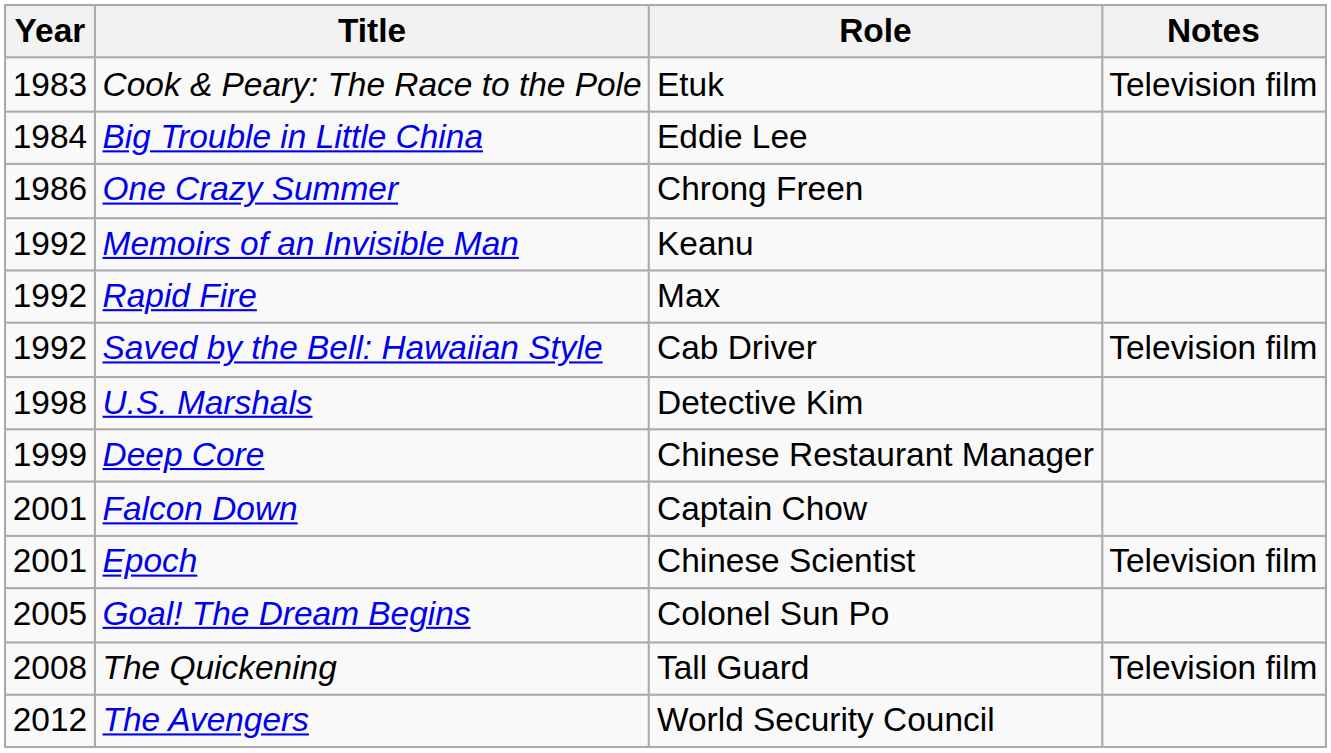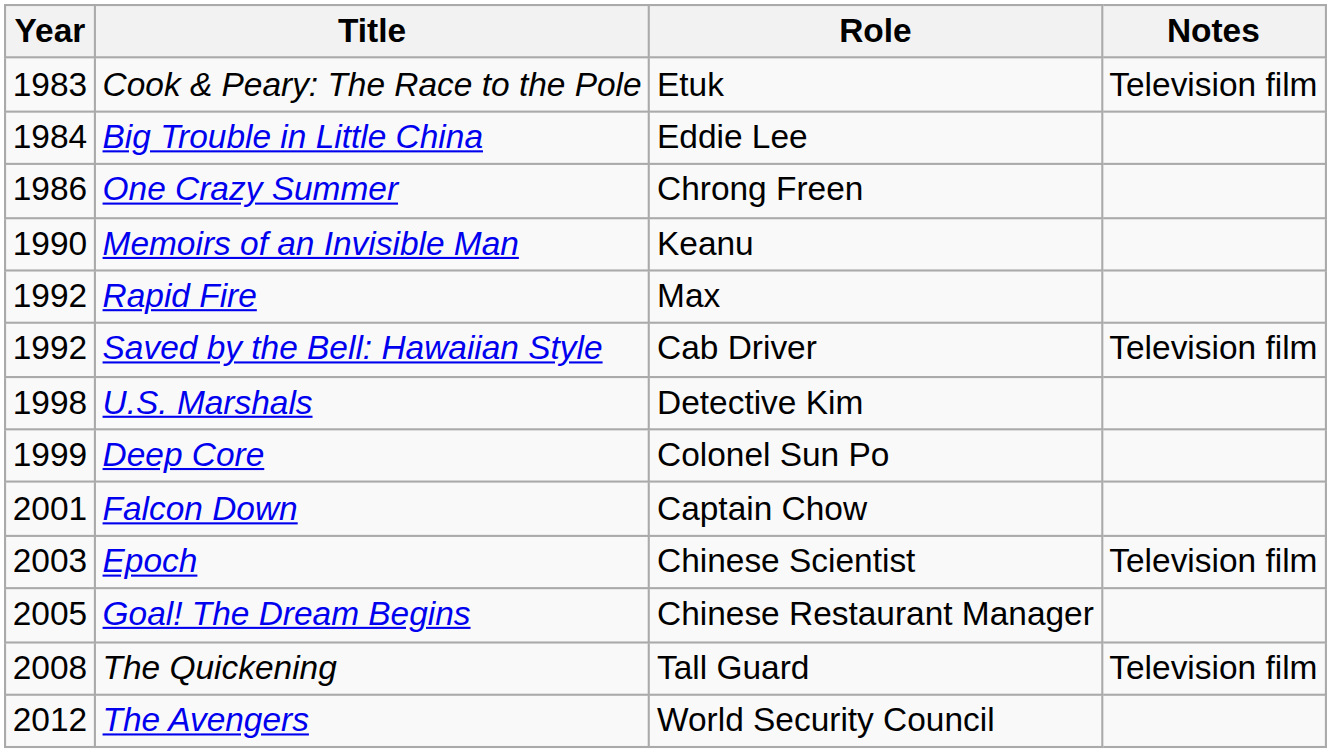(50, 243) 1992 -> (50, 243) 1990
(875, 455) Chinese Restaurant Manager -> (773, 455) Colonel Sun Po
(50, 561) 2001 -> (50, 561) 2003
(773, 614) Colonel Sun Po -> (875, 614) Chinese Restaurant Manager
